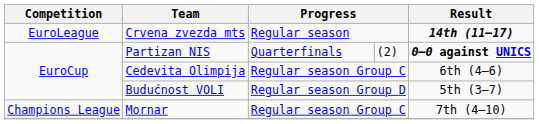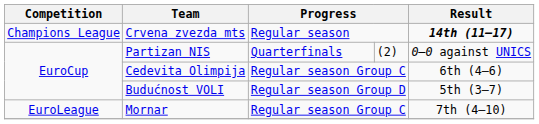(64, 33) EuroLeague -> (64, 33) Champions League
(471, 52) bold -> (471, 52) normal
(64, 109) Champions League -> (64, 109) EuroLeague
